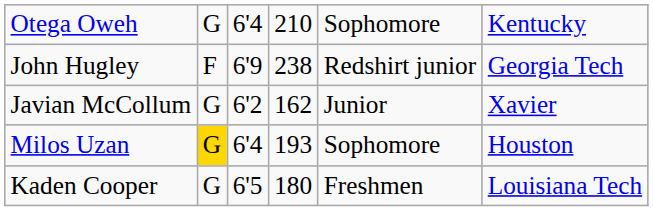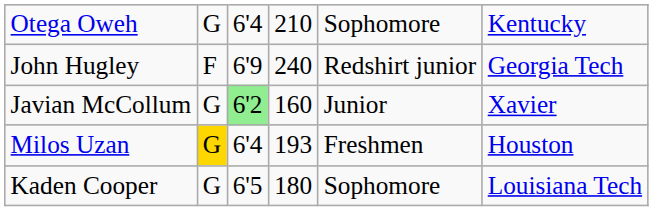(293, 64) 238 -> (293, 64) 240
(248, 104) no background -> (248, 104) lightgreen background
(293, 104) 162 -> (293, 104) 160
(382, 144) Sophomore -> (374, 144) Freshmen
(374, 184) Freshmen -> (382, 184) Sophomore
